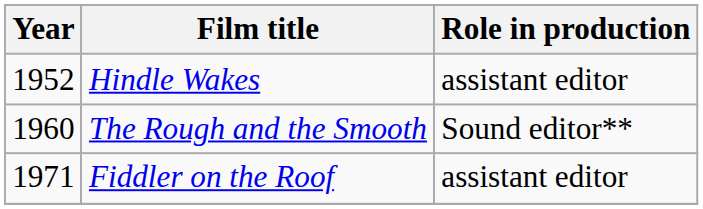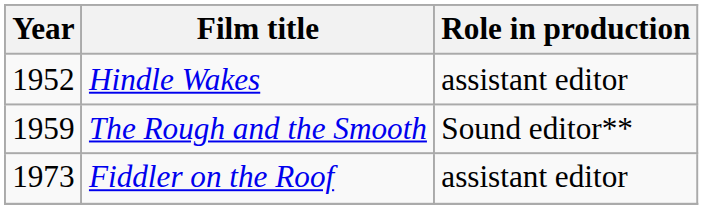(43, 128) 1960 -> (43, 128) 1959
(43, 177) 1971 -> (43, 177) 1973
